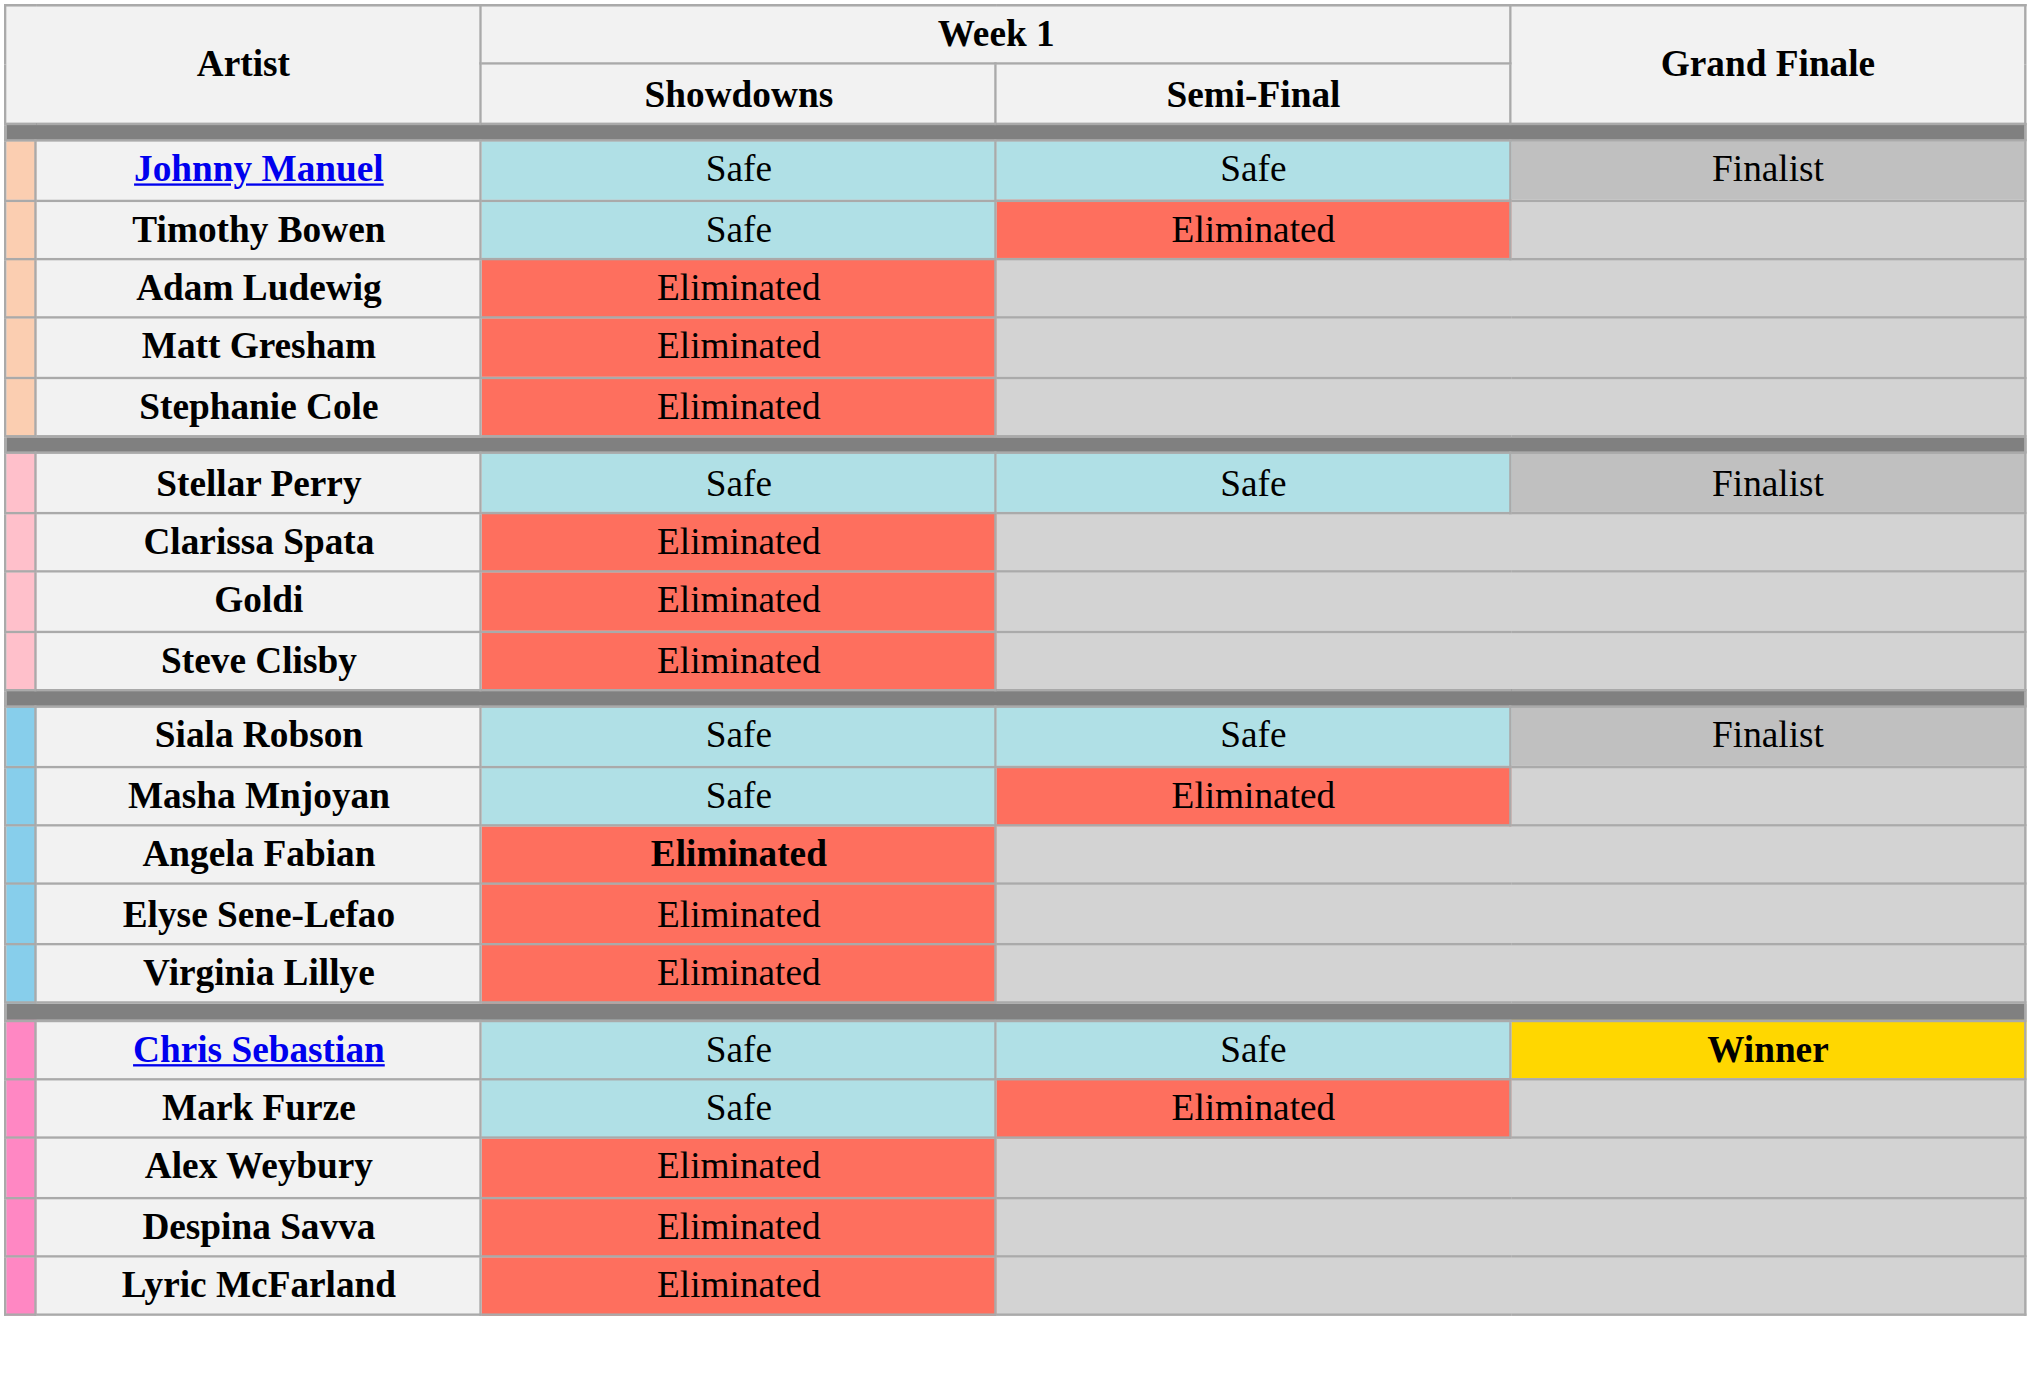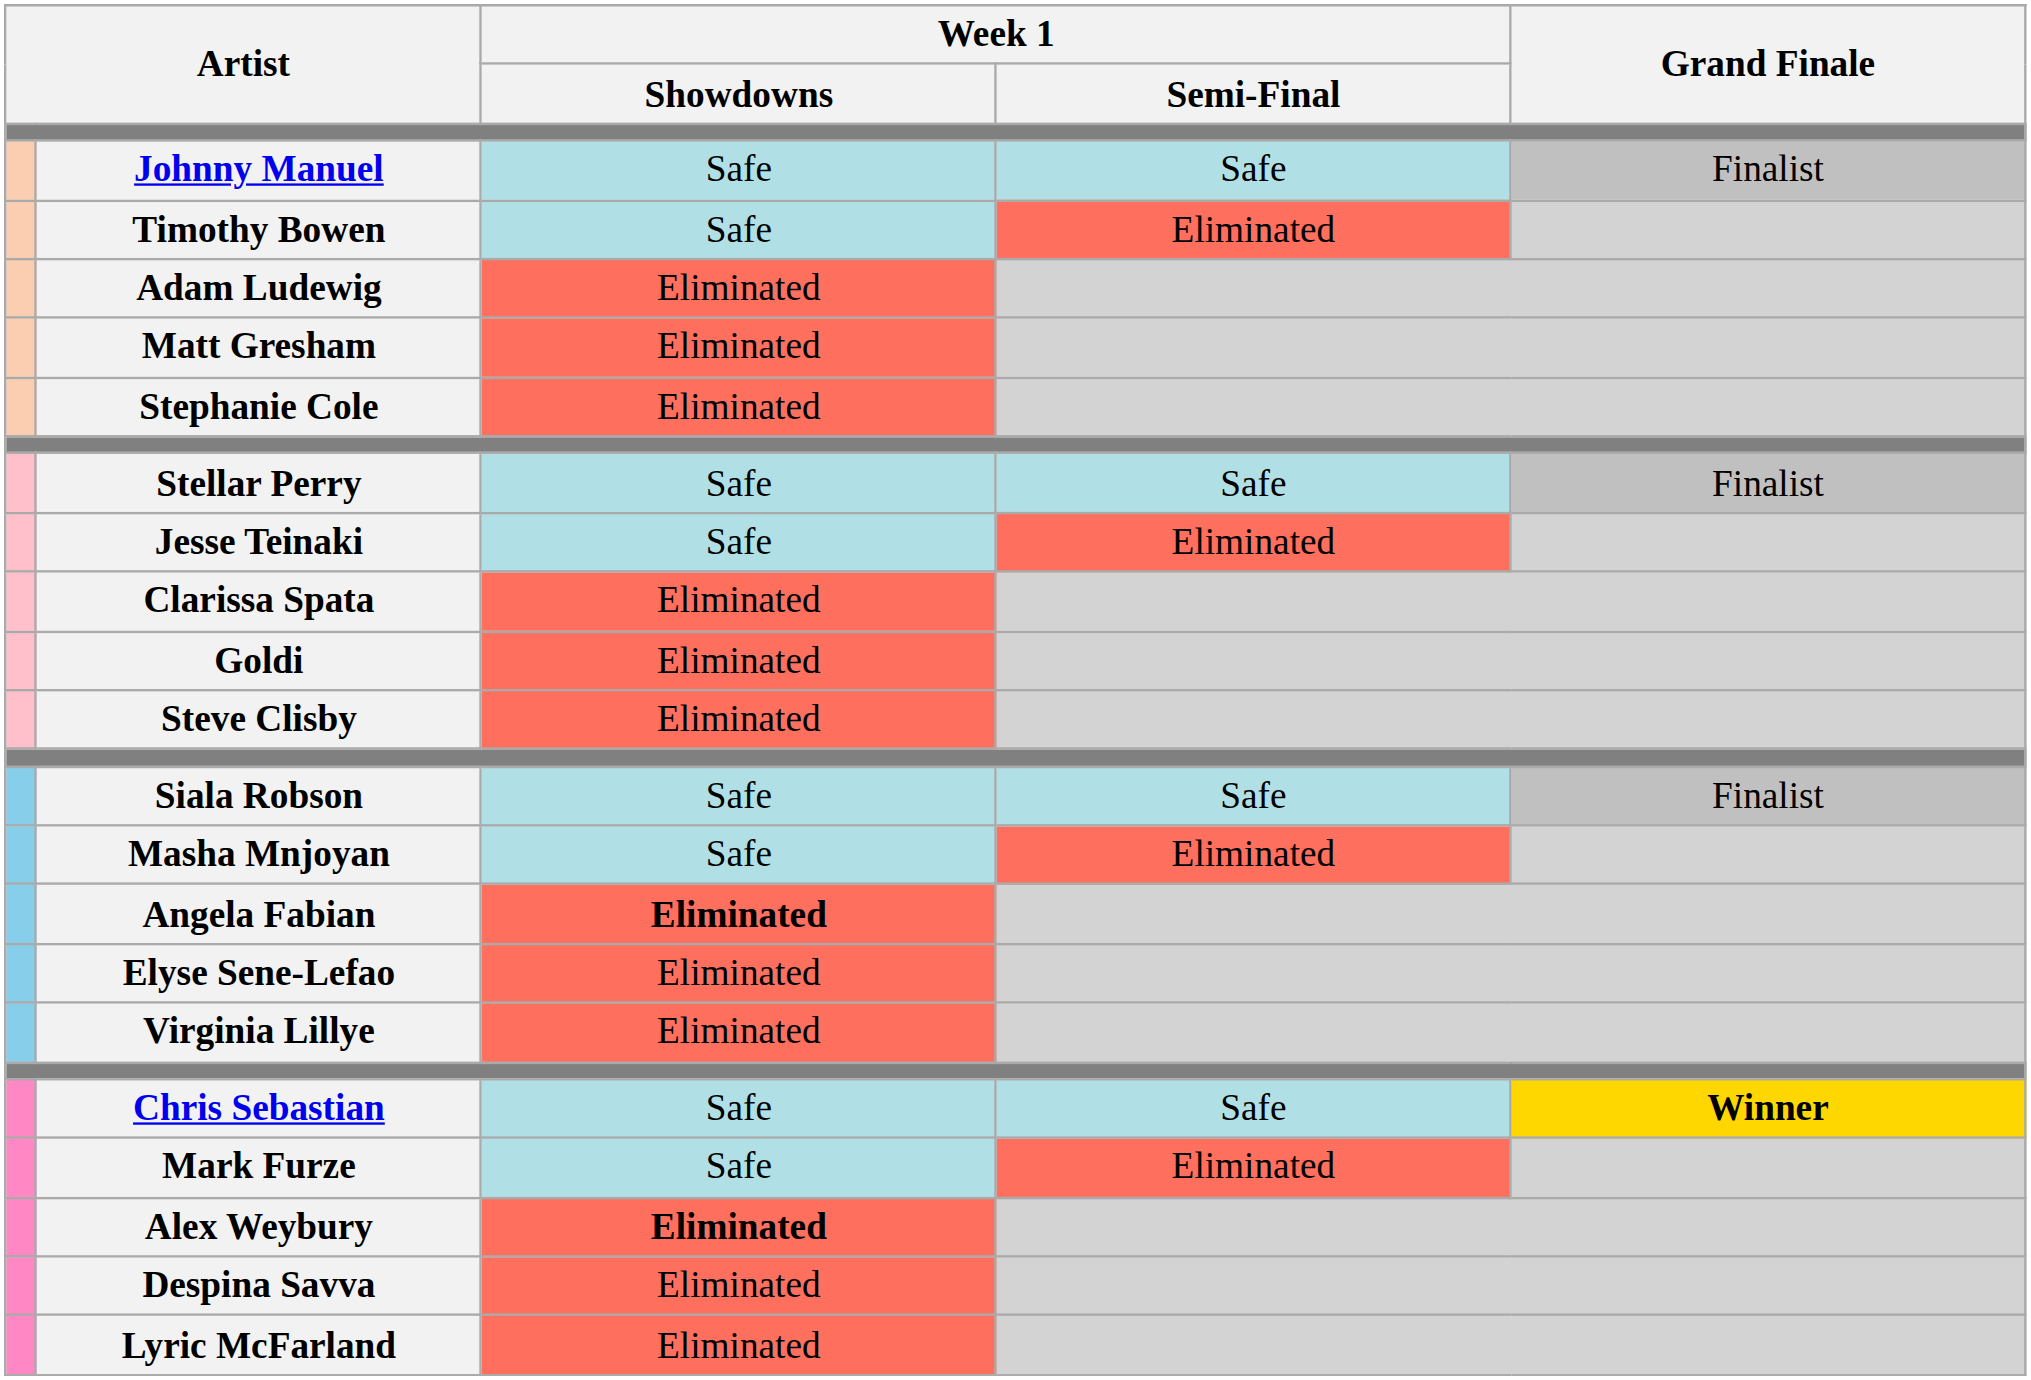+ row: (259, 541)
(739, 1167) normal -> (739, 1226) bold
